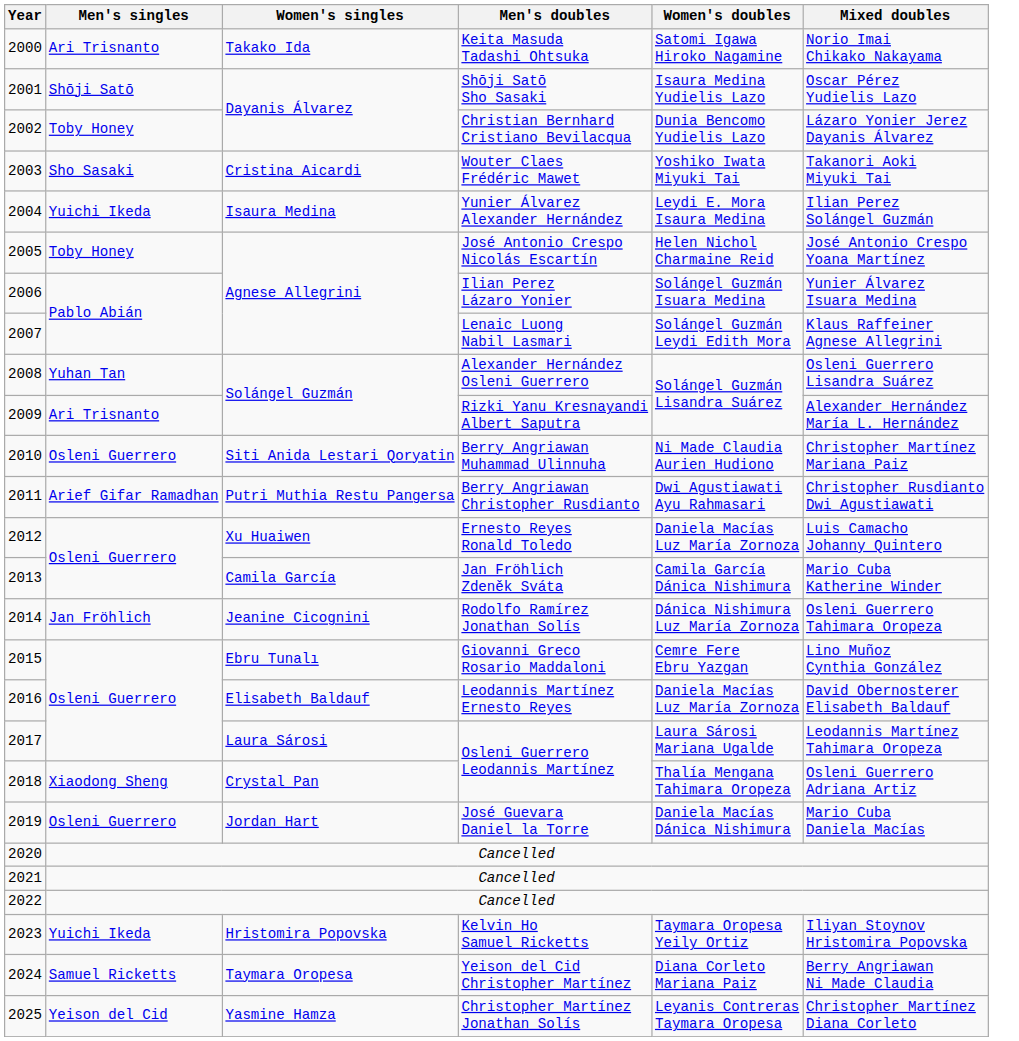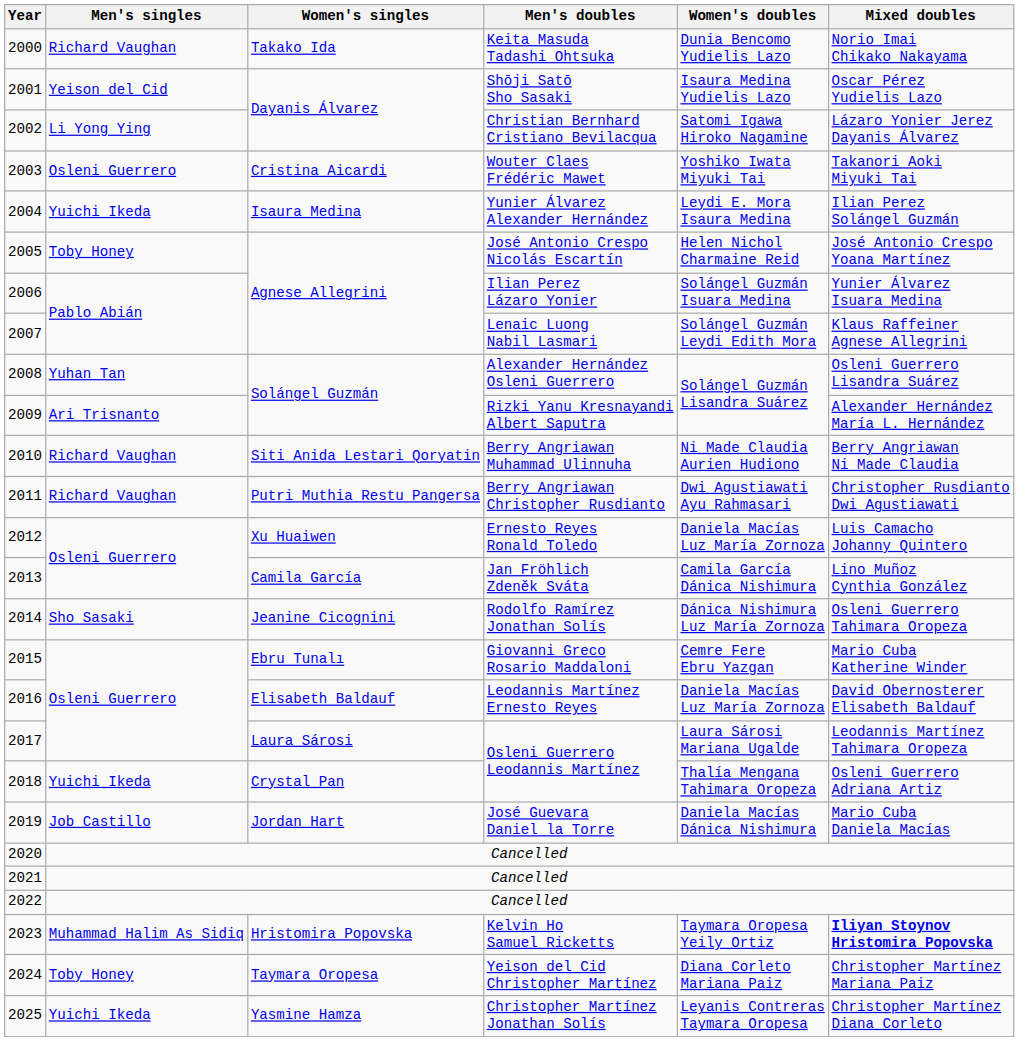(104, 48) Ari Trisnanto -> (112, 48) Richard Vaughan
(719, 48) Satomi Igawa Hiroko Nagamine -> (736, 48) Dunia Bencomo Yudielis Lazo
(91, 89) Shōji Satō -> (108, 89) Yeison del Cid
(91, 130) Toby Honey -> (100, 130) Li Yong Ying
(710, 130) Dunia Bencomo Yudielis Lazo -> (744, 130) Satomi Igawa Hiroko Nagamine
(91, 171) Sho Sasaki -> (112, 171) Osleni Guerrero
(112, 456) Osleni Guerrero -> (112, 456) Richard Vaughan
(891, 456) Christopher Martínez Mariana Paiz -> (895, 456) Berry Angriawan Ni Made Claudia
(134, 496) Arief Gifar Ramadhan -> (112, 496) Richard Vaughan
(874, 578) Mario Cuba Katherine Winder -> (899, 578) Lino Muñoz Cynthia González
(100, 619) Jan Fröhlich -> (91, 619) Sho Sasaki
(874, 659) Lino Muñoz Cynthia González -> (899, 659) Mario Cuba Katherine Winder
(108, 781) Xiaodong Sheng -> (100, 781) Yuichi Ikeda
(112, 822) Osleni Guerrero -> (100, 822) Job Castillo
(100, 934) Yuichi Ikeda -> (146, 934) Muhammad Halim As Sidiq
(887, 934) normal -> (912, 934) bold
(112, 975) Samuel Ricketts -> (91, 975) Toby Honey
(870, 975) Berry Angriawan Ni Made Claudia -> (916, 975) Christopher Martínez Mariana Paiz
(108, 1016) Yeison del Cid -> (100, 1016) Yuichi Ikeda
